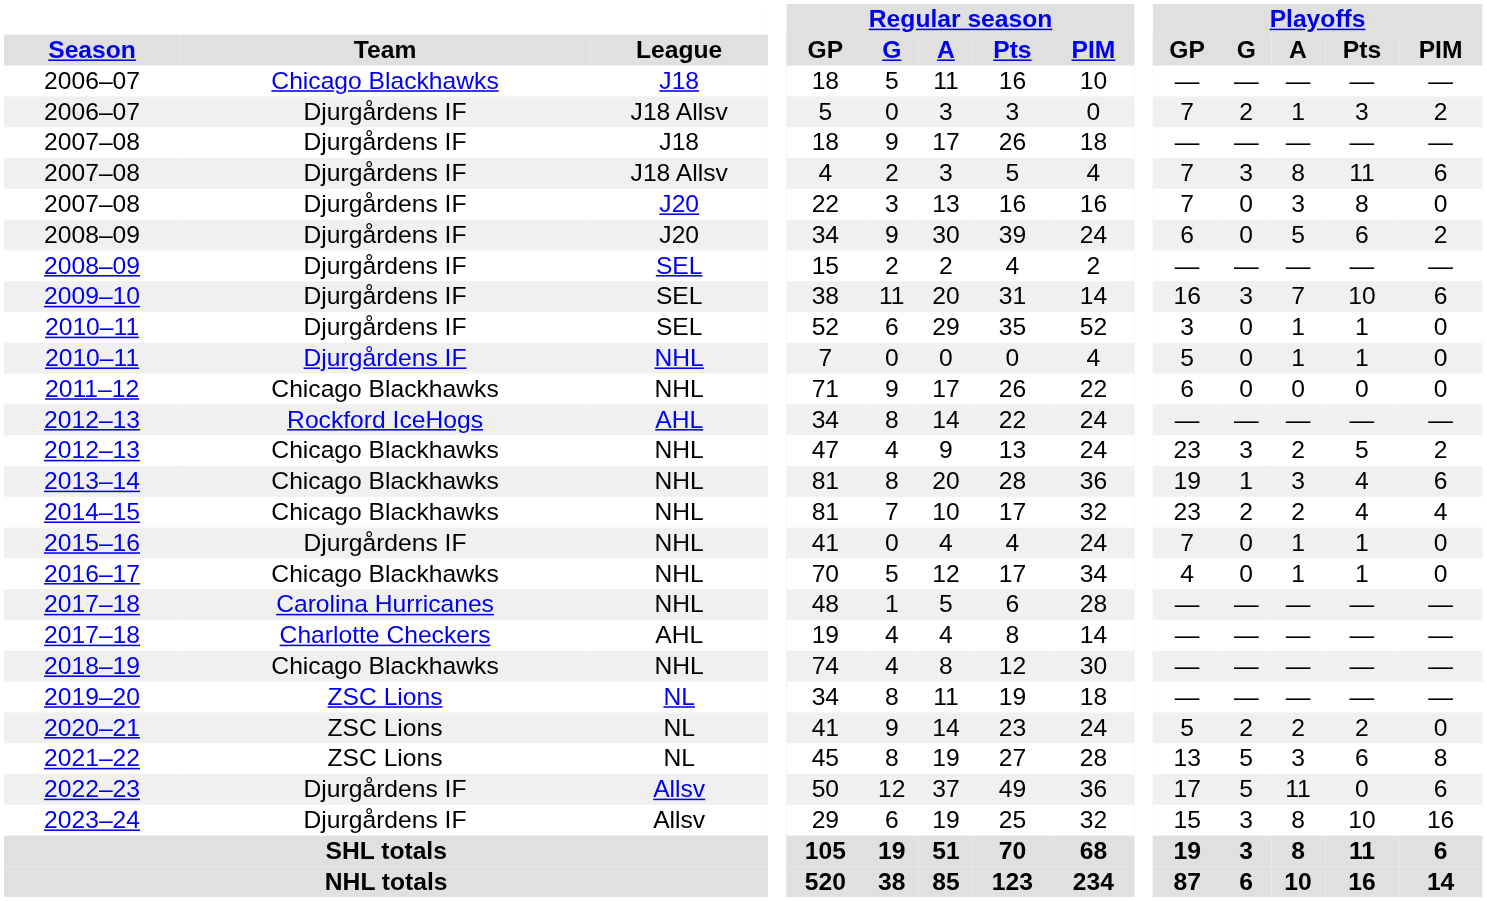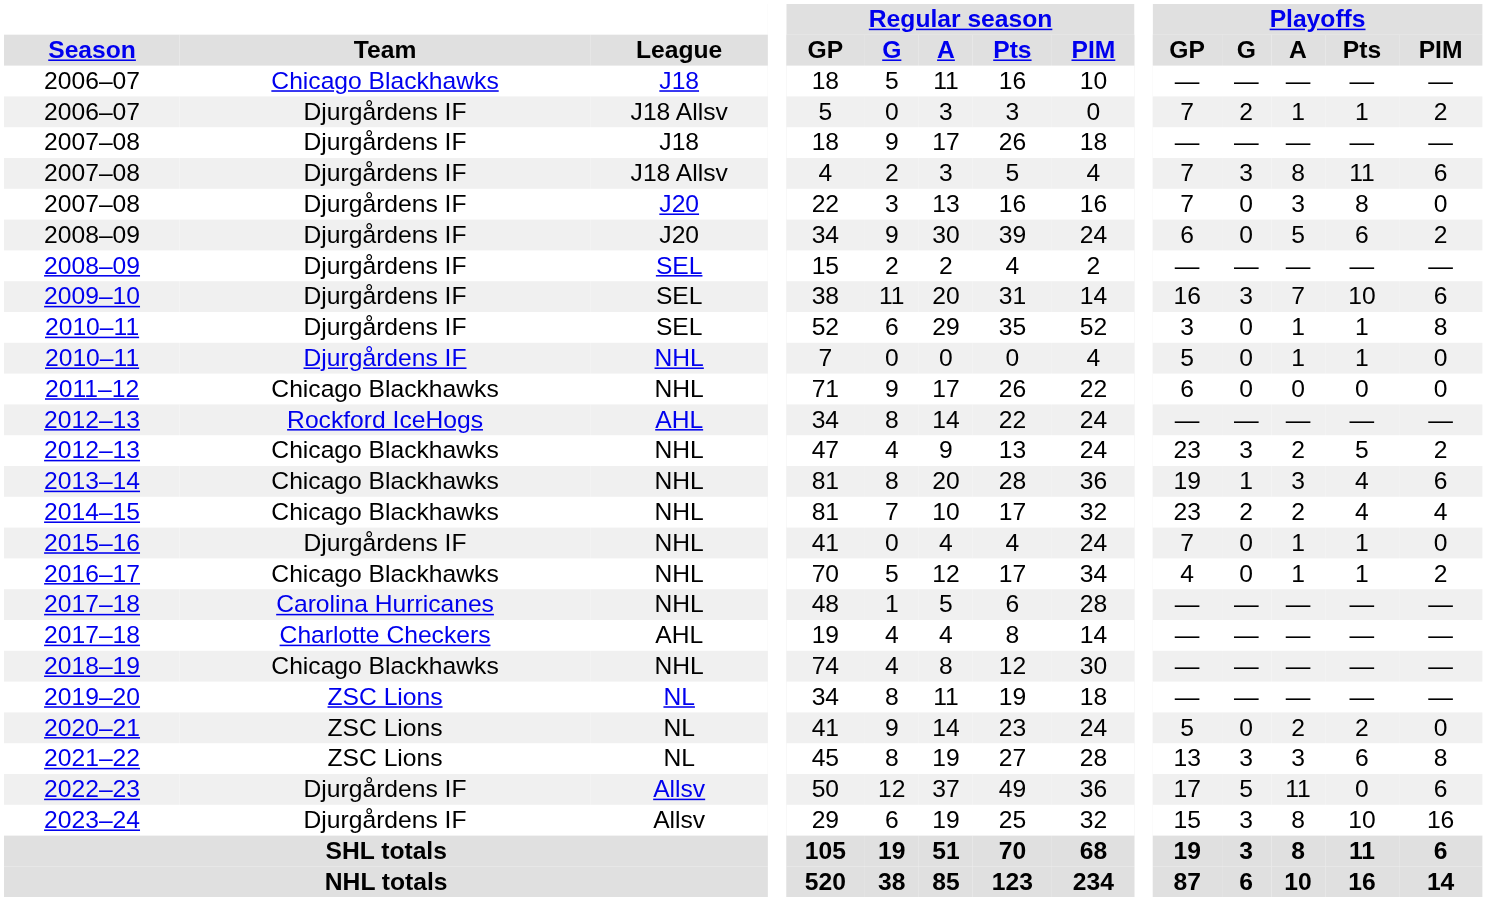(1362, 111) 3 -> (1362, 111) 1
(1441, 327) 0 -> (1441, 327) 8
(1441, 573) 0 -> (1441, 573) 2
(1246, 727) 2 -> (1246, 727) 0
(1246, 758) 5 -> (1246, 758) 3
